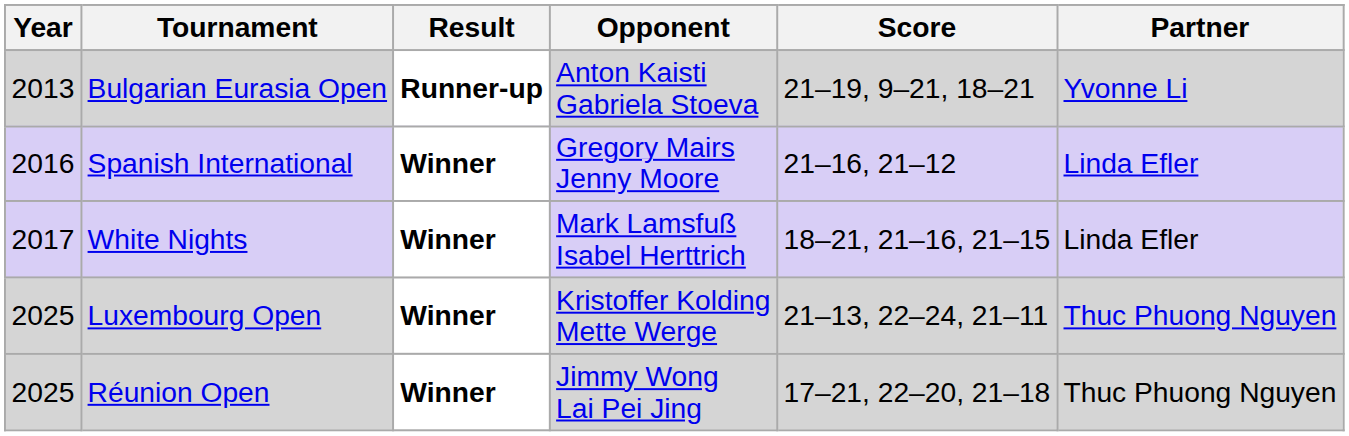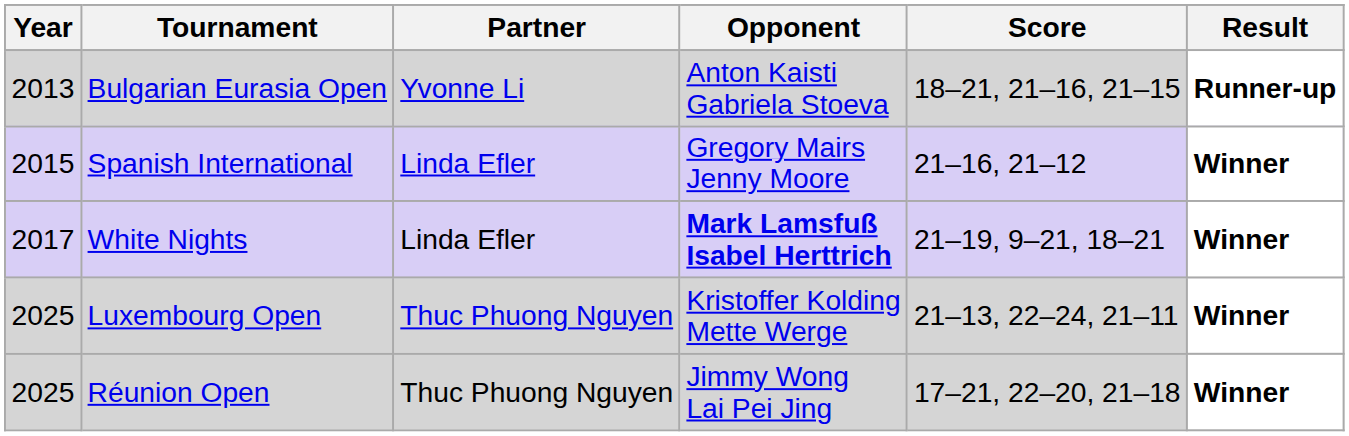columns swapped: (1200, 28) <-> (472, 28)
(909, 88) 21–19, 9–21, 18–21 -> (1047, 88) 18–21, 21–16, 21–15
(43, 164) 2016 -> (43, 164) 2015
(651, 240) normal -> (789, 240) bold
(917, 240) 18–21, 21–16, 21–15 -> (1039, 240) 21–19, 9–21, 18–21
